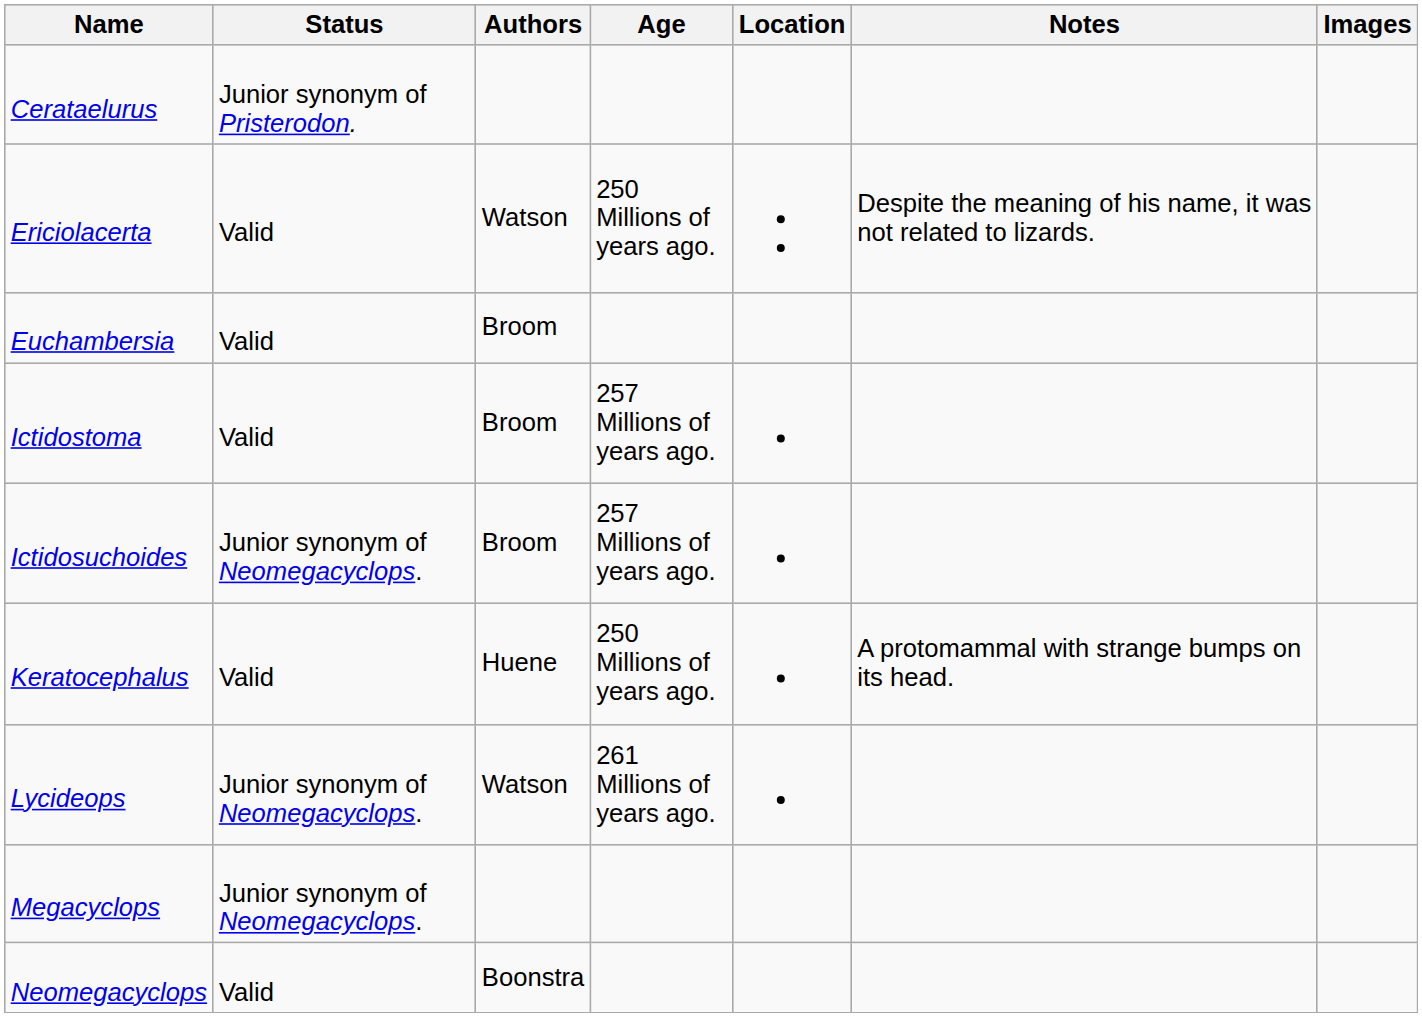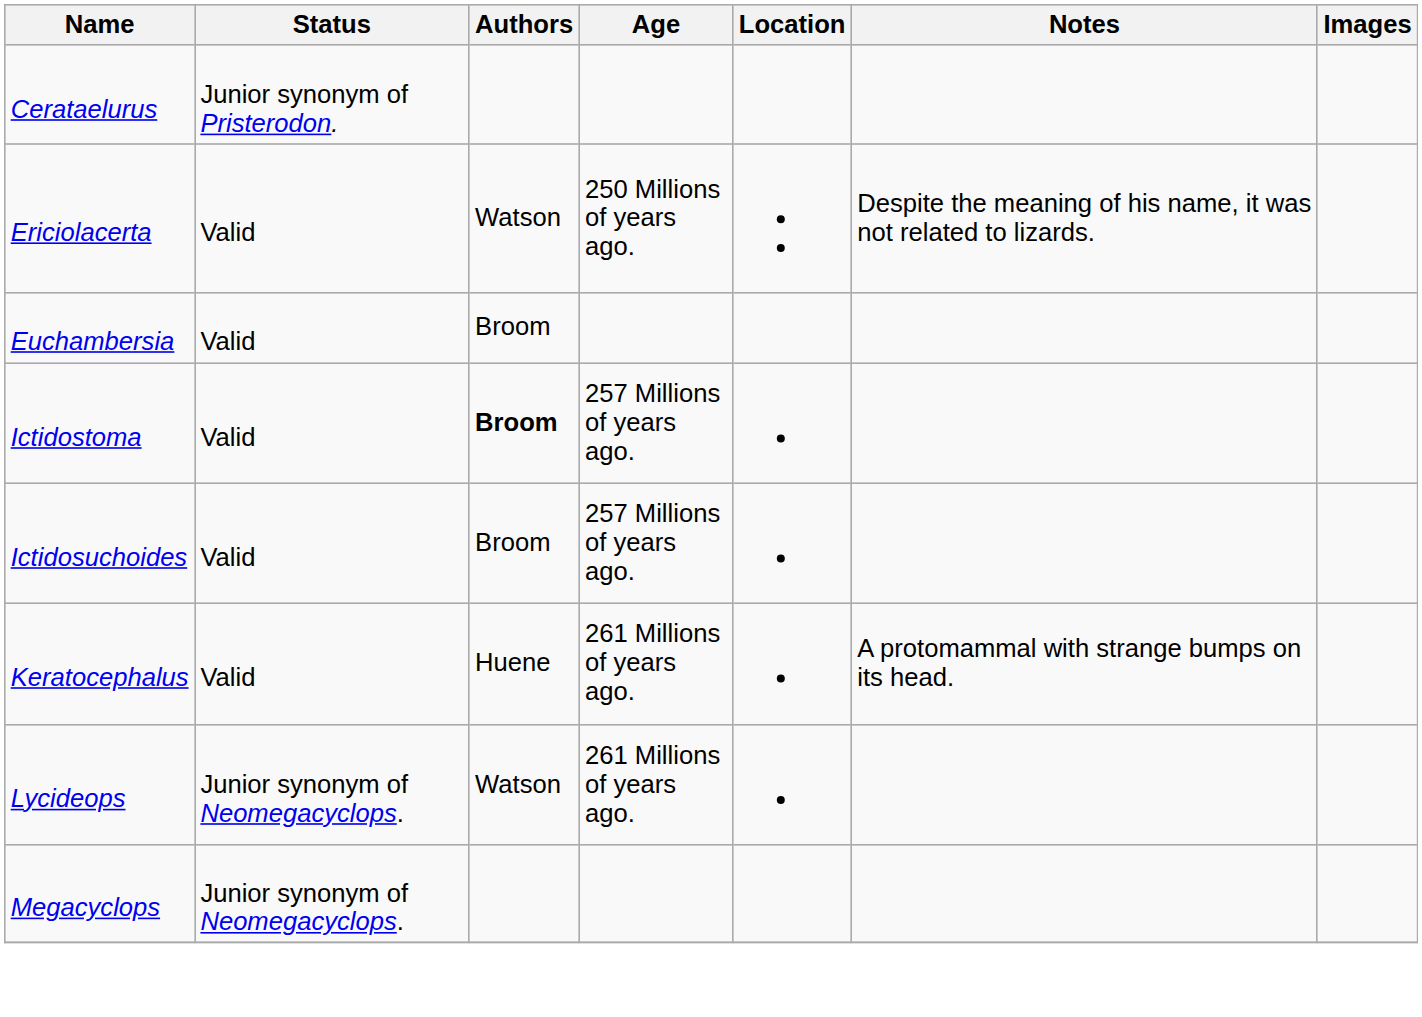(520, 422) normal -> (516, 422) bold
(323, 557) Junior synonym of Neomegacyclops. -> (228, 557) Valid
(656, 663) 250 Millions of years ago. -> (653, 663) 261 Millions of years ago.
- row: (109, 991)
